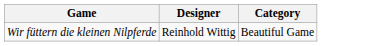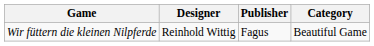+ column: (265, 13)
